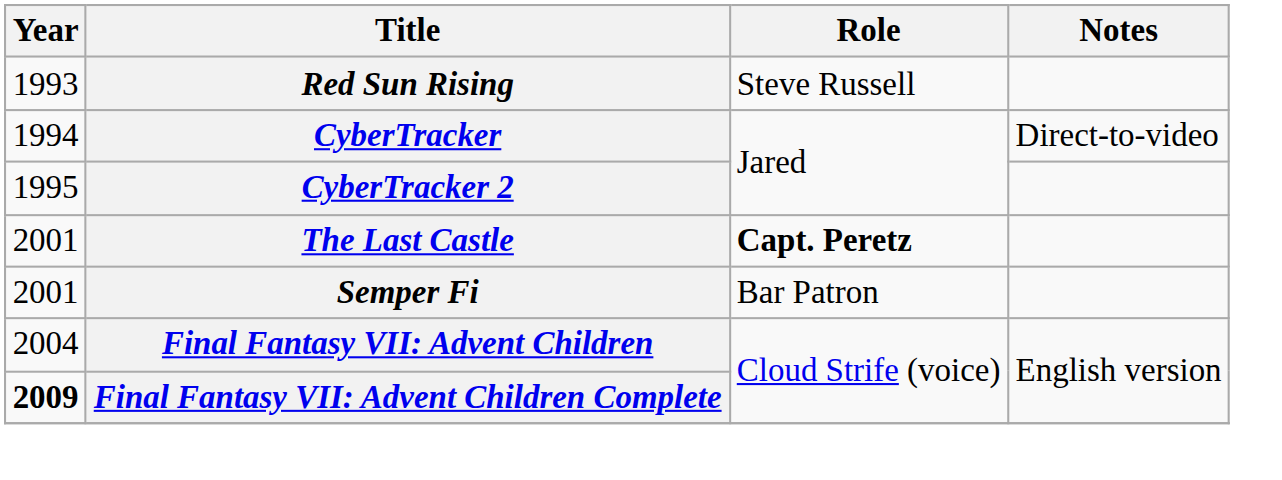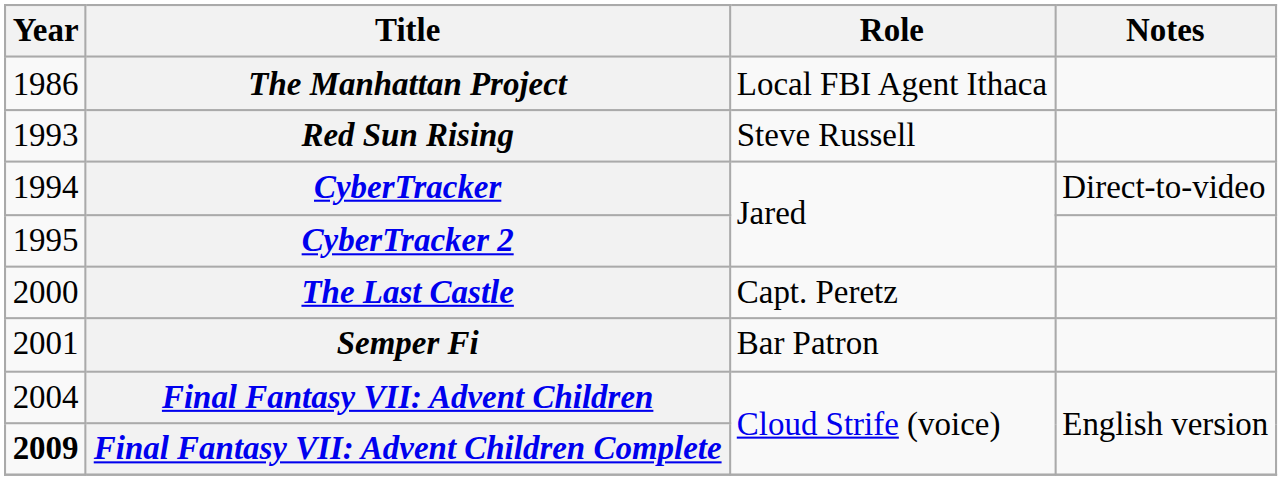+ row: (408, 82)
(46, 239) 2001 -> (46, 291) 2000
(824, 239) bold -> (817, 291) normal
